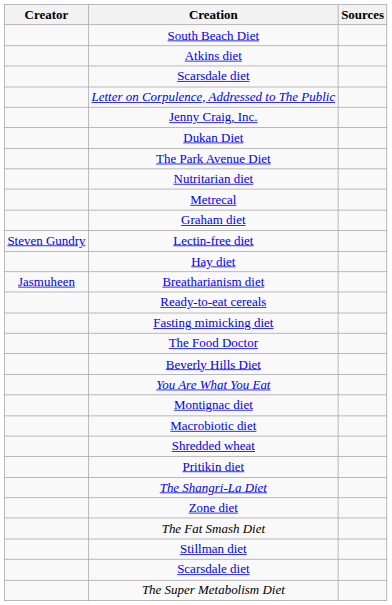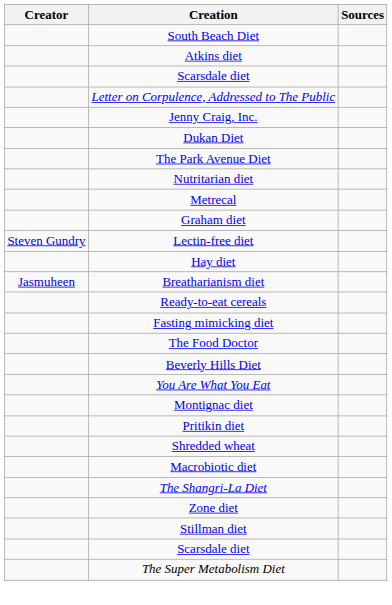rows swapped: (46, 426) <-> (46, 467)
- row: (46, 529)
